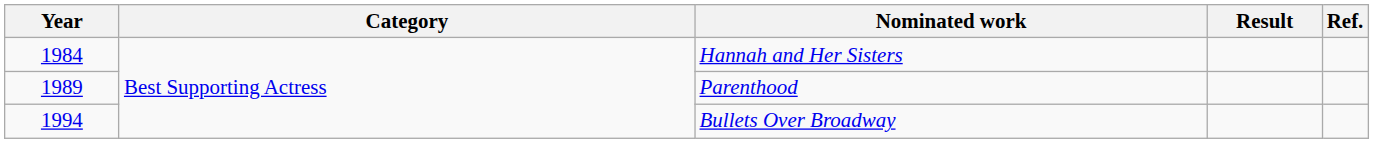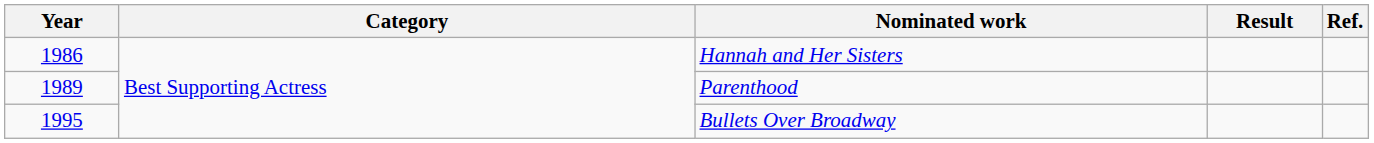(62, 54) 1984 -> (62, 54) 1986
(62, 120) 1994 -> (62, 120) 1995
